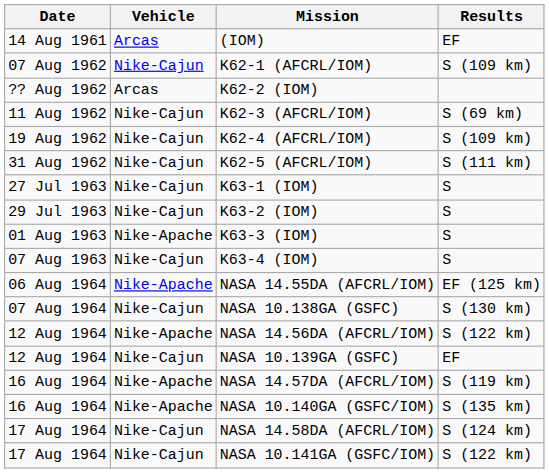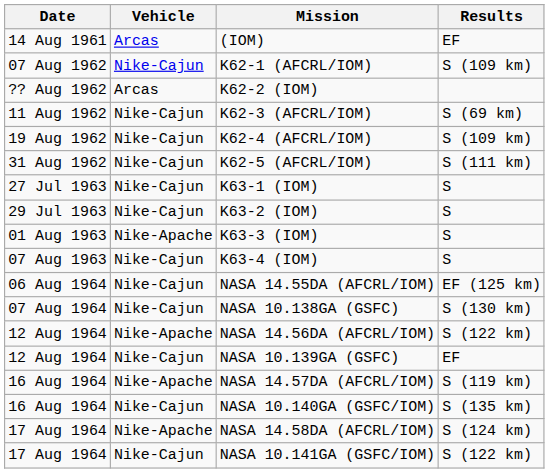(163, 285) Nike-Apache -> (159, 285) Nike-Cajun
(163, 407) Nike-Apache -> (159, 407) Nike-Cajun
(159, 431) Nike-Cajun -> (163, 431) Nike-Apache
